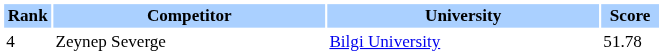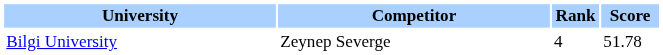columns swapped: (28, 15) <-> (463, 15)
